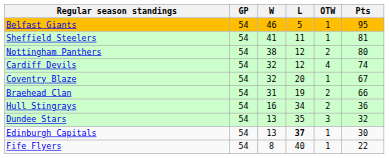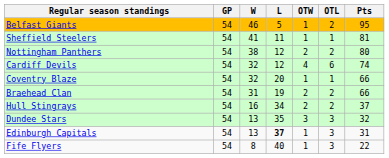+ column: (332, 11)
(363, 79) 67 -> (364, 79) 66
(363, 106) 36 -> (364, 106) 37
(363, 133) 30 -> (364, 133) 31
